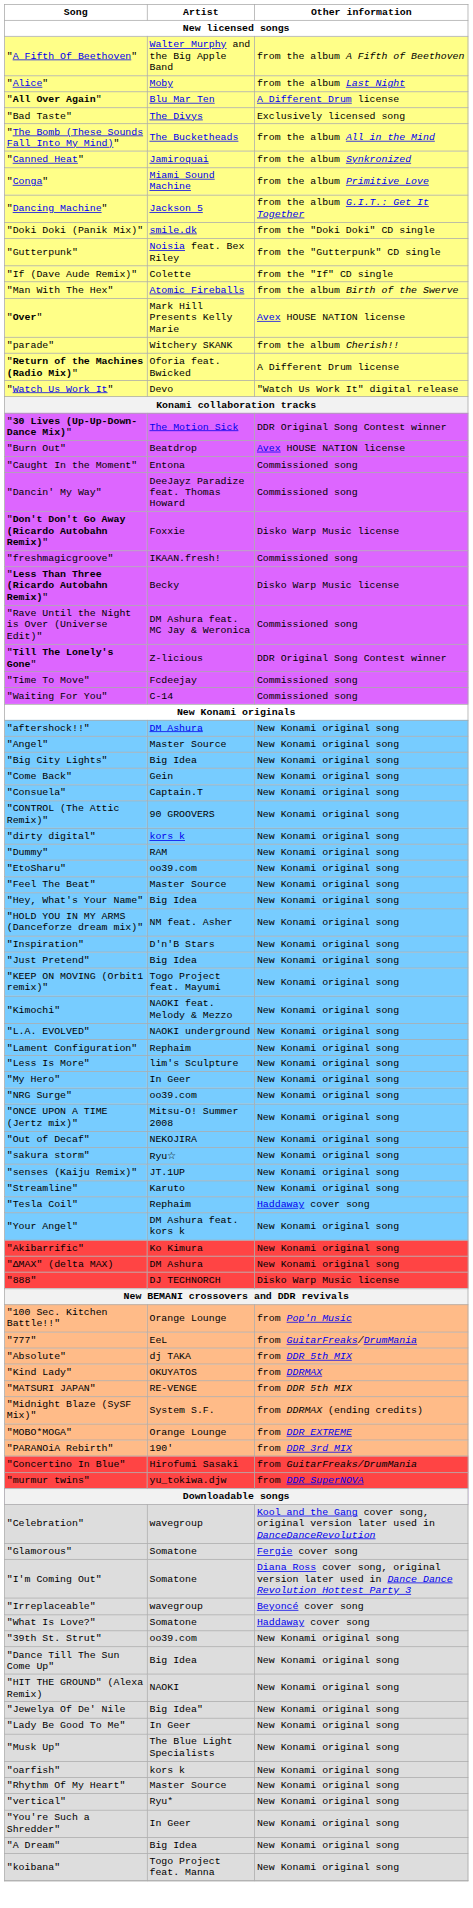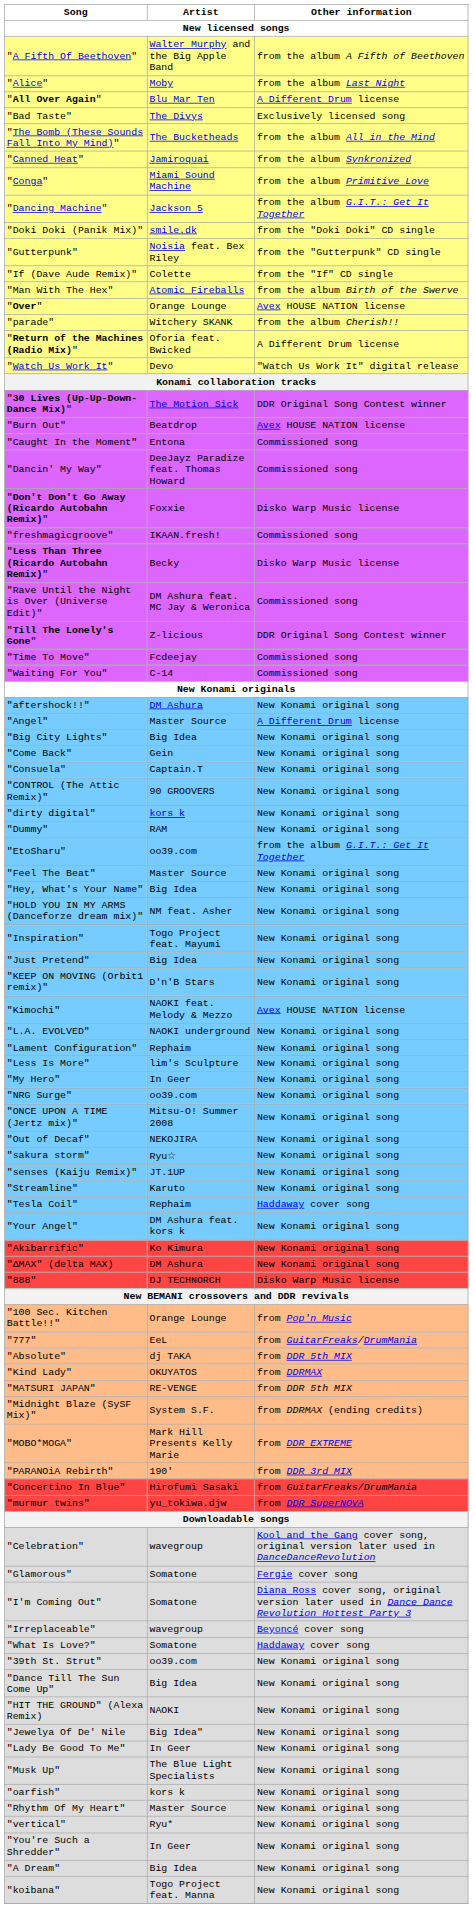(191, 318) Mark Hill Presents Kelly Marie -> (188, 306) Orange Lounge
(328, 744) New Konami original song -> (328, 722) A Different Drum license
(328, 868) New Konami original song -> (343, 851) from the album G.I.T.: Get It Together
(182, 944) D'n'B Stars -> (185, 939) Togo Project feat. Mayumi
(185, 982) Togo Project feat. Mayumi -> (182, 982) D'n'B Stars
(328, 1010) New Konami original song -> (331, 1010) Avex HOUSE NATION license
(188, 1432) Orange Lounge -> (191, 1443) Mark Hill Presents Kelly Marie
